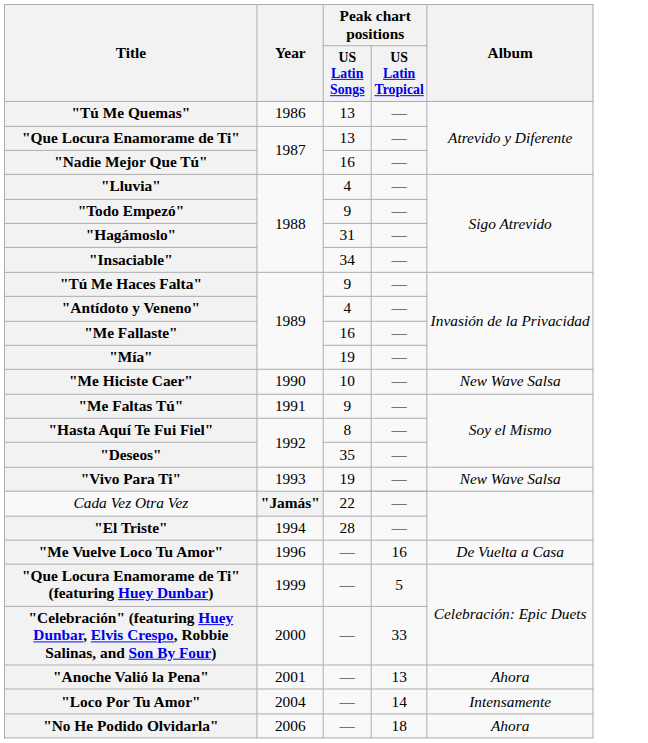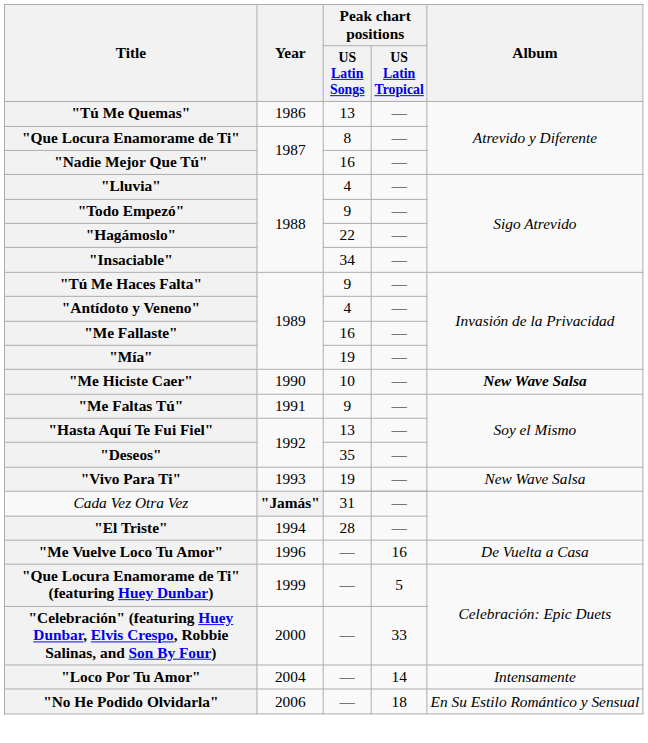(347, 138) 13 -> (347, 138) 8
(347, 235) 31 -> (347, 235) 22
(510, 381) normal -> (535, 381) bold
(347, 430) 8 -> (347, 430) 13
(347, 503) 22 -> (347, 503) 31
- row: (131, 677)
(510, 725) Ahora -> (535, 701) En Su Estilo Romántico y Sensual
